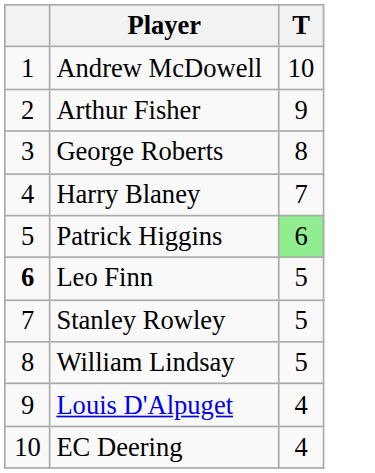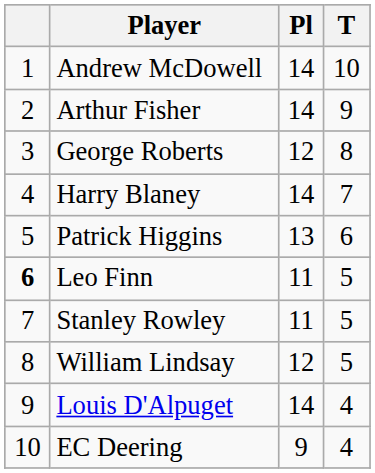+ column: (301, 25)
(301, 236) lightgreen background -> (346, 236) no background
